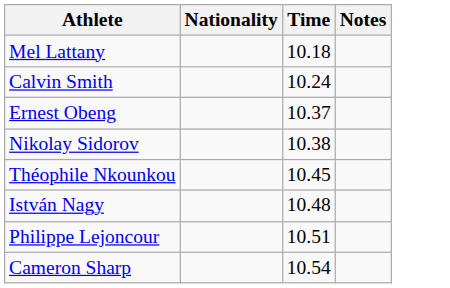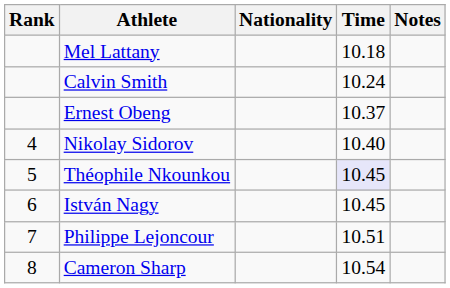+ column: (32, 19)
(309, 143) 10.38 -> (363, 143) 10.40
(309, 174) no background -> (363, 174) lavender background
(309, 205) 10.48 -> (363, 205) 10.45
